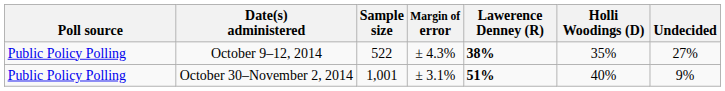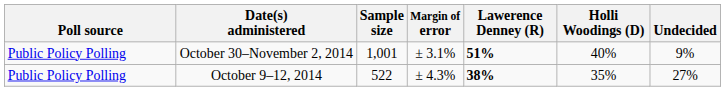rows swapped: (266, 75) <-> (266, 53)
